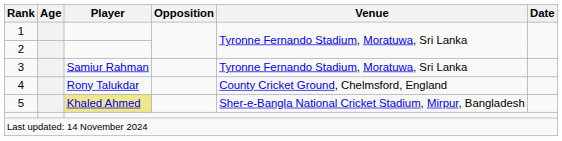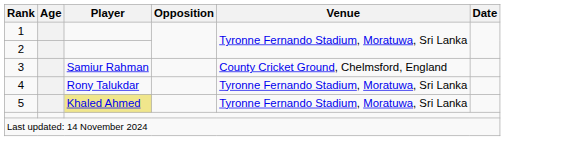(343, 67) Tyronne Fernando Stadium, Moratuwa, Sri Lanka -> (333, 67) County Cricket Ground, Chelmsford, England
(333, 85) County Cricket Ground, Chelmsford, England -> (343, 85) Tyronne Fernando Stadium, Moratuwa, Sri Lanka
(372, 103) Sher-e-Bangla National Cricket Stadium, Mirpur, Bangladesh -> (343, 103) Tyronne Fernando Stadium, Moratuwa, Sri Lanka
